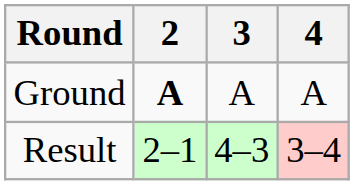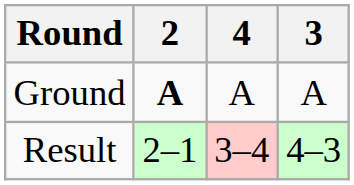columns swapped: (242, 33) <-> (314, 33)
